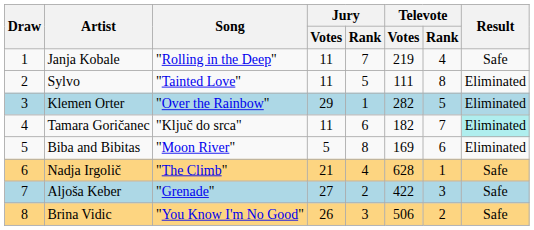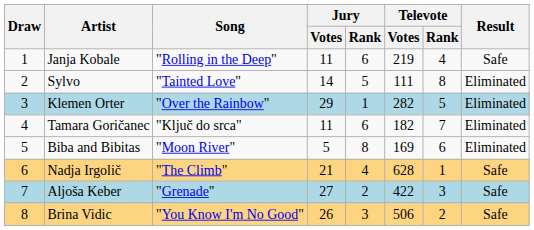(365, 59) 7 -> (365, 59) 6
(326, 81) 11 -> (326, 81) 14
(495, 125) paleturquoise background -> (495, 125) no background
